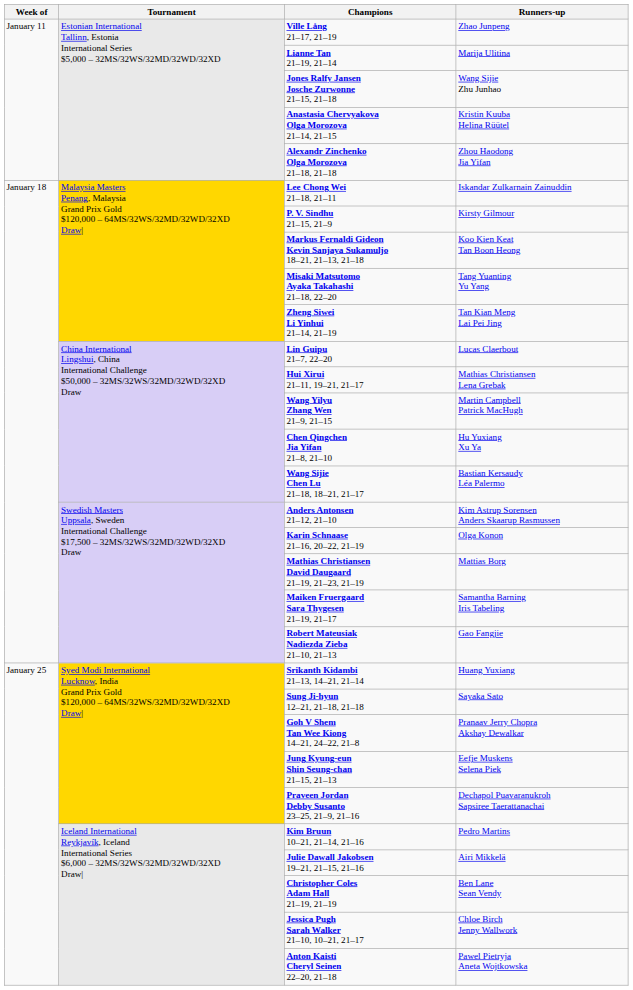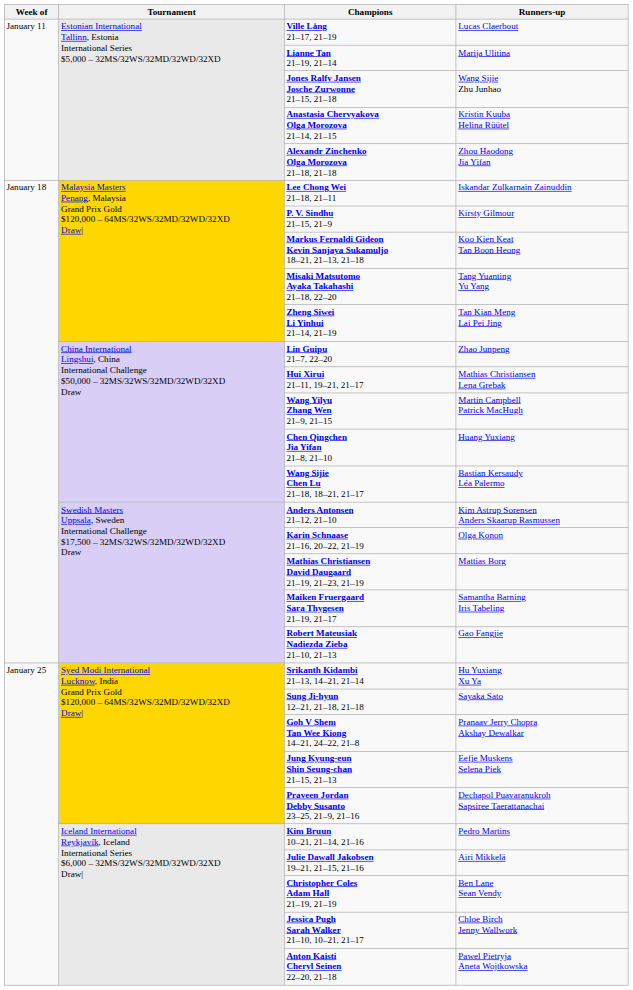(484, 26) Zhao Junpeng -> (488, 26) Lucas Claerbout
(488, 348) Lucas Claerbout -> (484, 348) Zhao Junpeng
(480, 441) Hu Yuxiang Xu Ya -> (487, 436) Huang Yuxiang
(487, 670) Huang Yuxiang -> (480, 675) Hu Yuxiang Xu Ya
